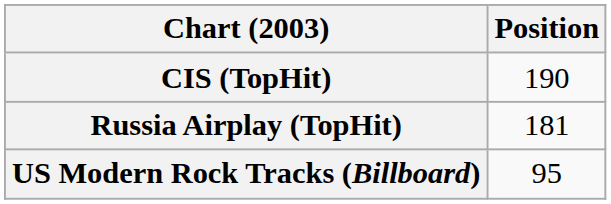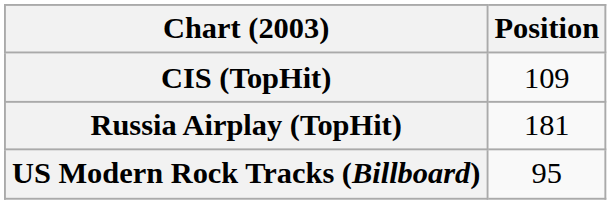(547, 76) 190 -> (547, 76) 109
